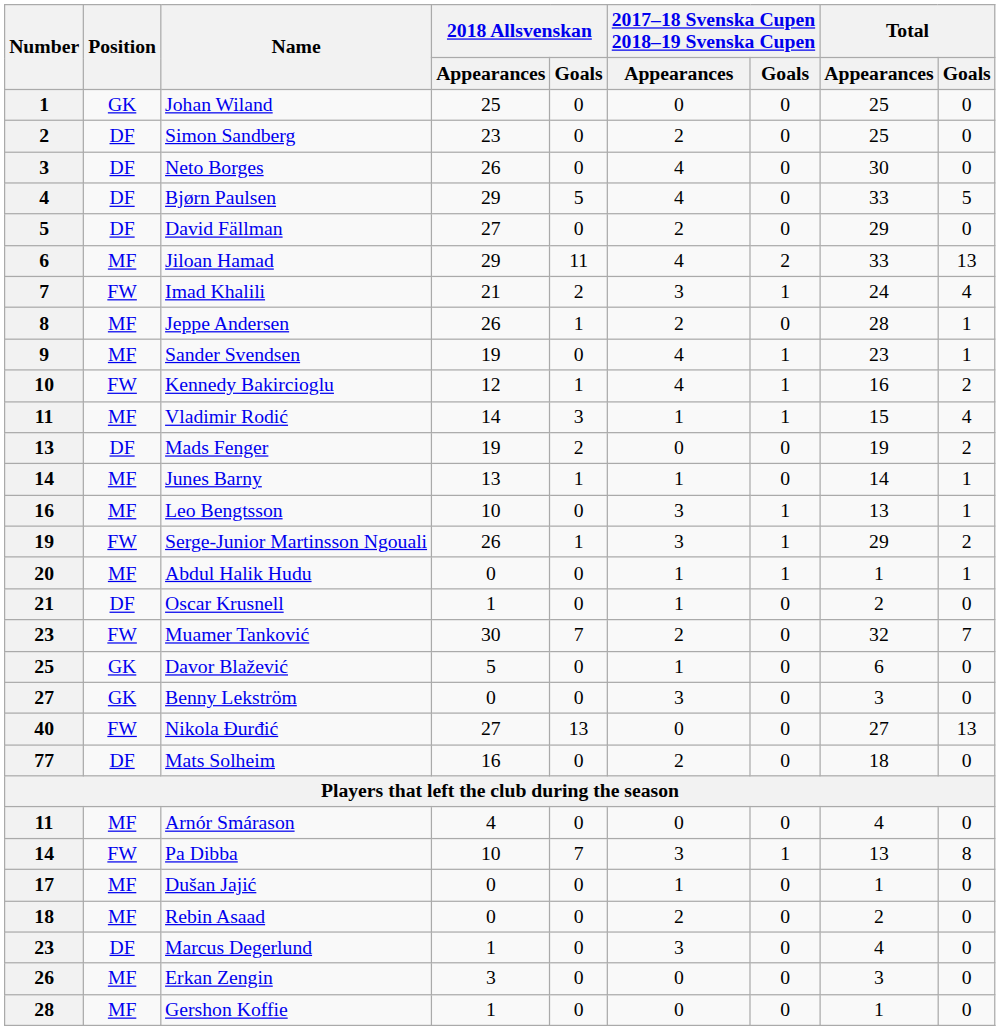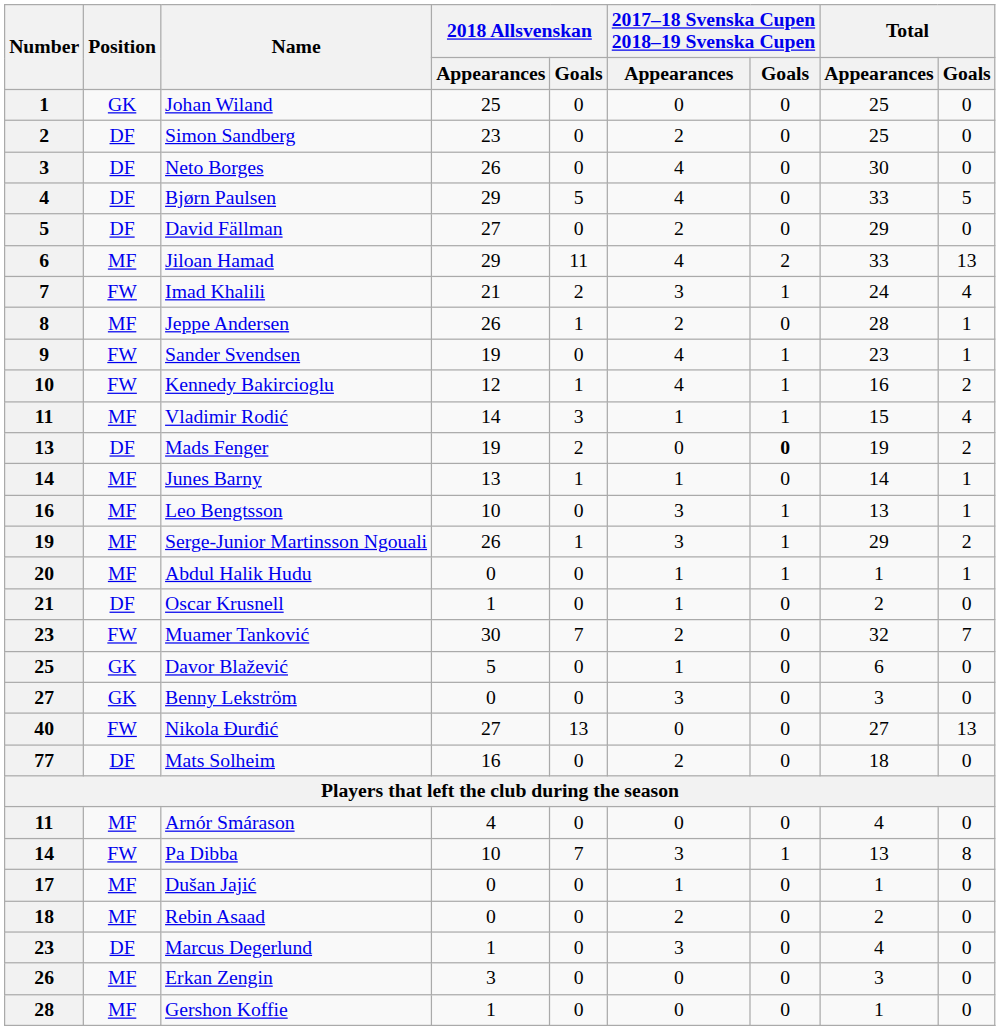(122, 354) MF -> (122, 354) FW
(785, 447) normal -> (785, 447) bold
(122, 541) FW -> (122, 541) MF
